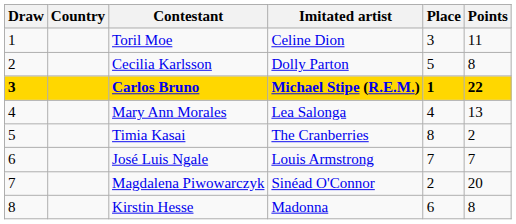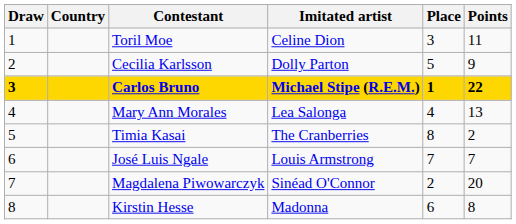(472, 64) 8 -> (472, 64) 9
